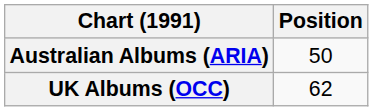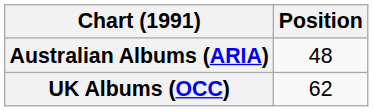(321, 55) 50 -> (321, 55) 48
